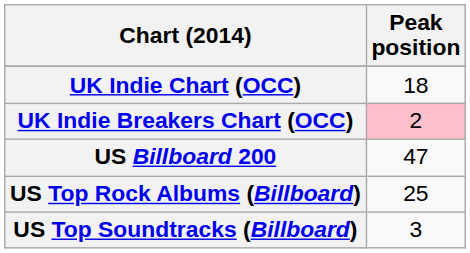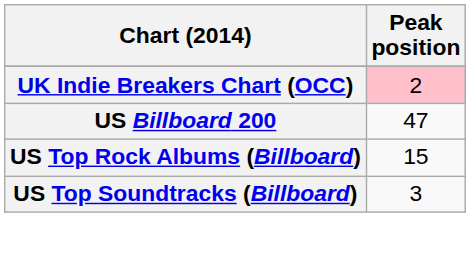- row: (185, 84)
(416, 193) 25 -> (416, 157) 15
